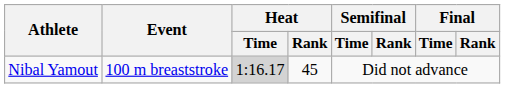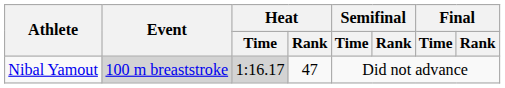(167, 69) no background -> (167, 69) lightgrey background
(310, 69) 45 -> (310, 69) 47
